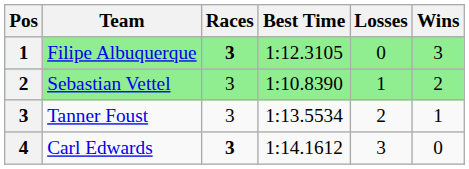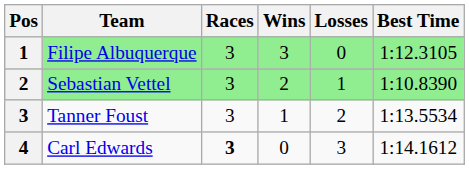columns swapped: (438, 20) <-> (304, 20)
(230, 52) bold -> (230, 52) normal
